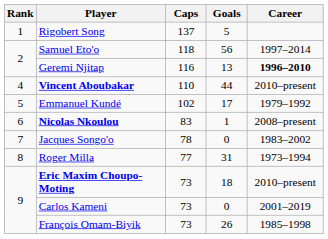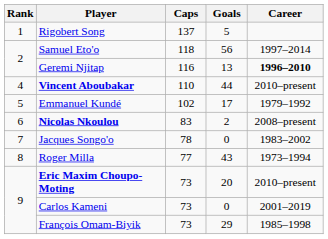(227, 121) 1 -> (227, 121) 2
(227, 157) 31 -> (227, 157) 43
(227, 182) 18 -> (227, 182) 20
(227, 224) 26 -> (227, 224) 29
